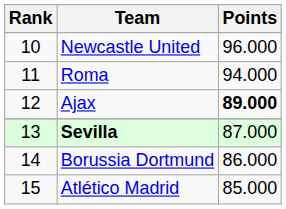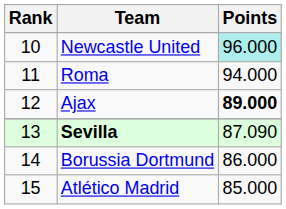(250, 47) no background -> (250, 47) paleturquoise background
(250, 132) 87.000 -> (250, 132) 87.090
